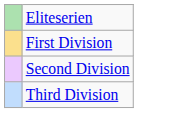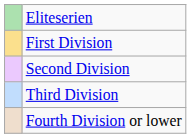+ row: (104, 120)
